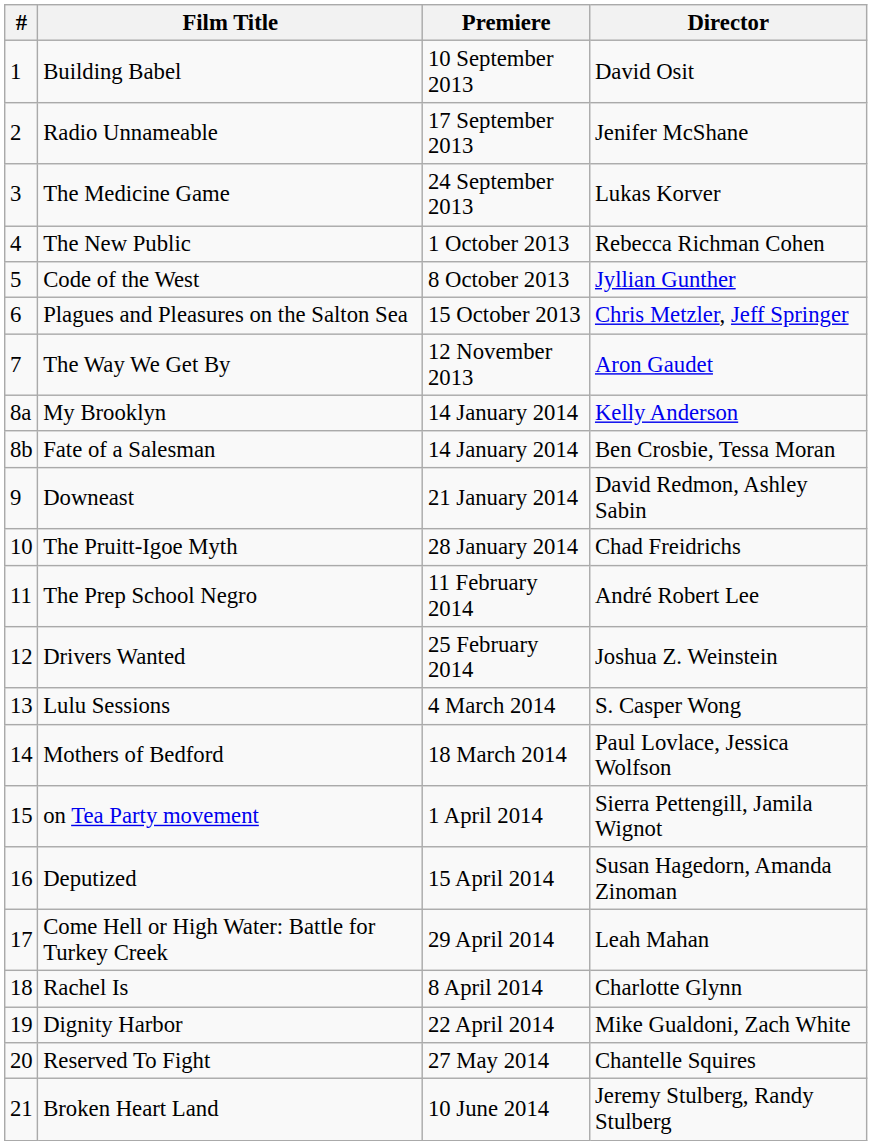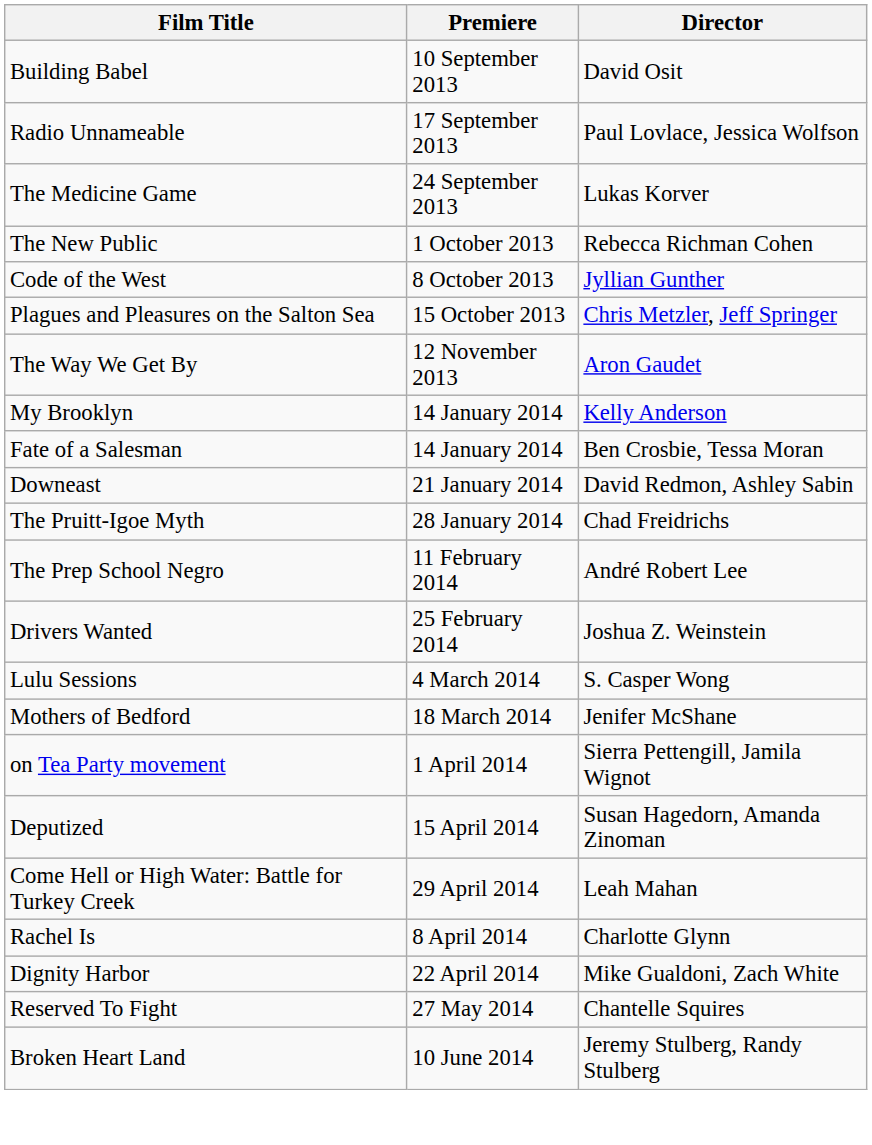- column: (21, 22)
(672, 132) Jenifer McShane -> (721, 132) Paul Lovlace, Jessica Wolfson
(692, 754) Paul Lovlace, Jessica Wolfson -> (660, 716) Jenifer McShane
